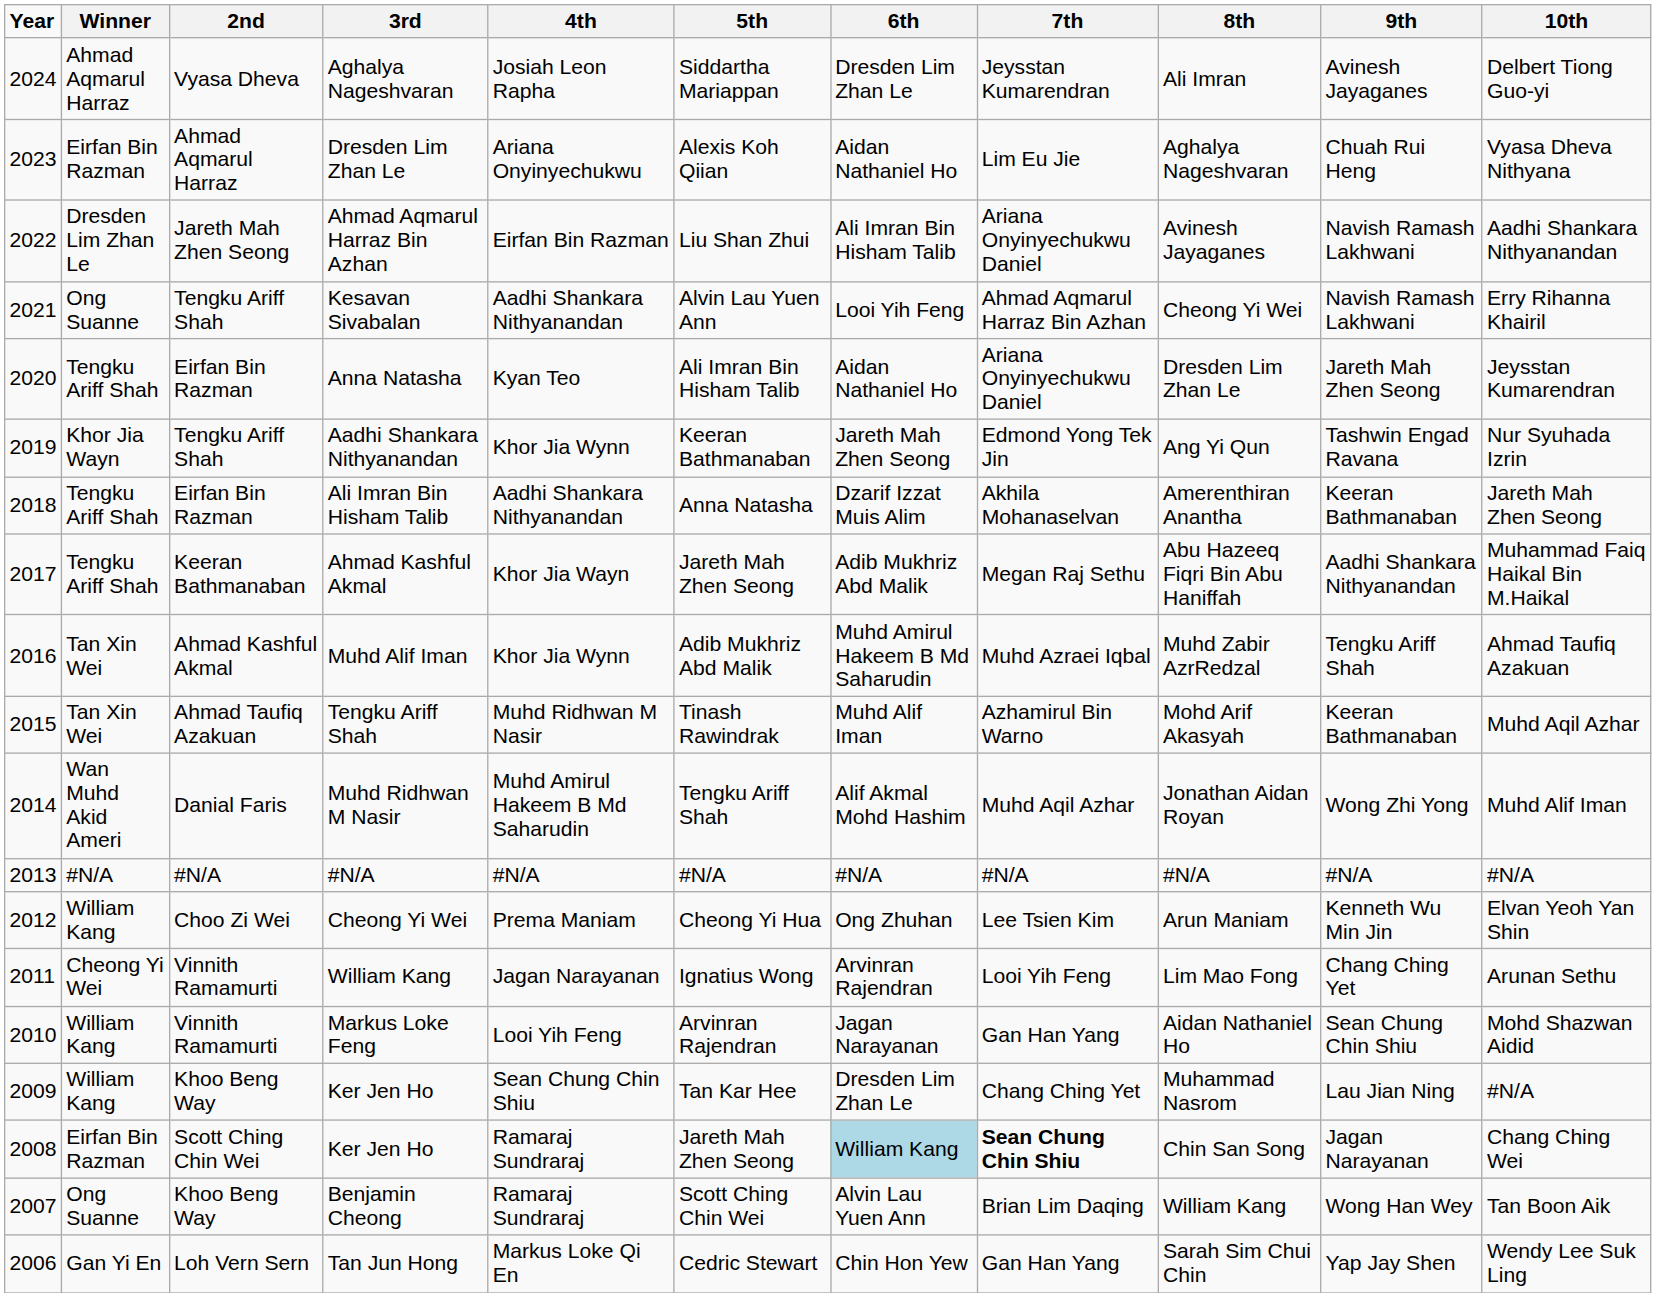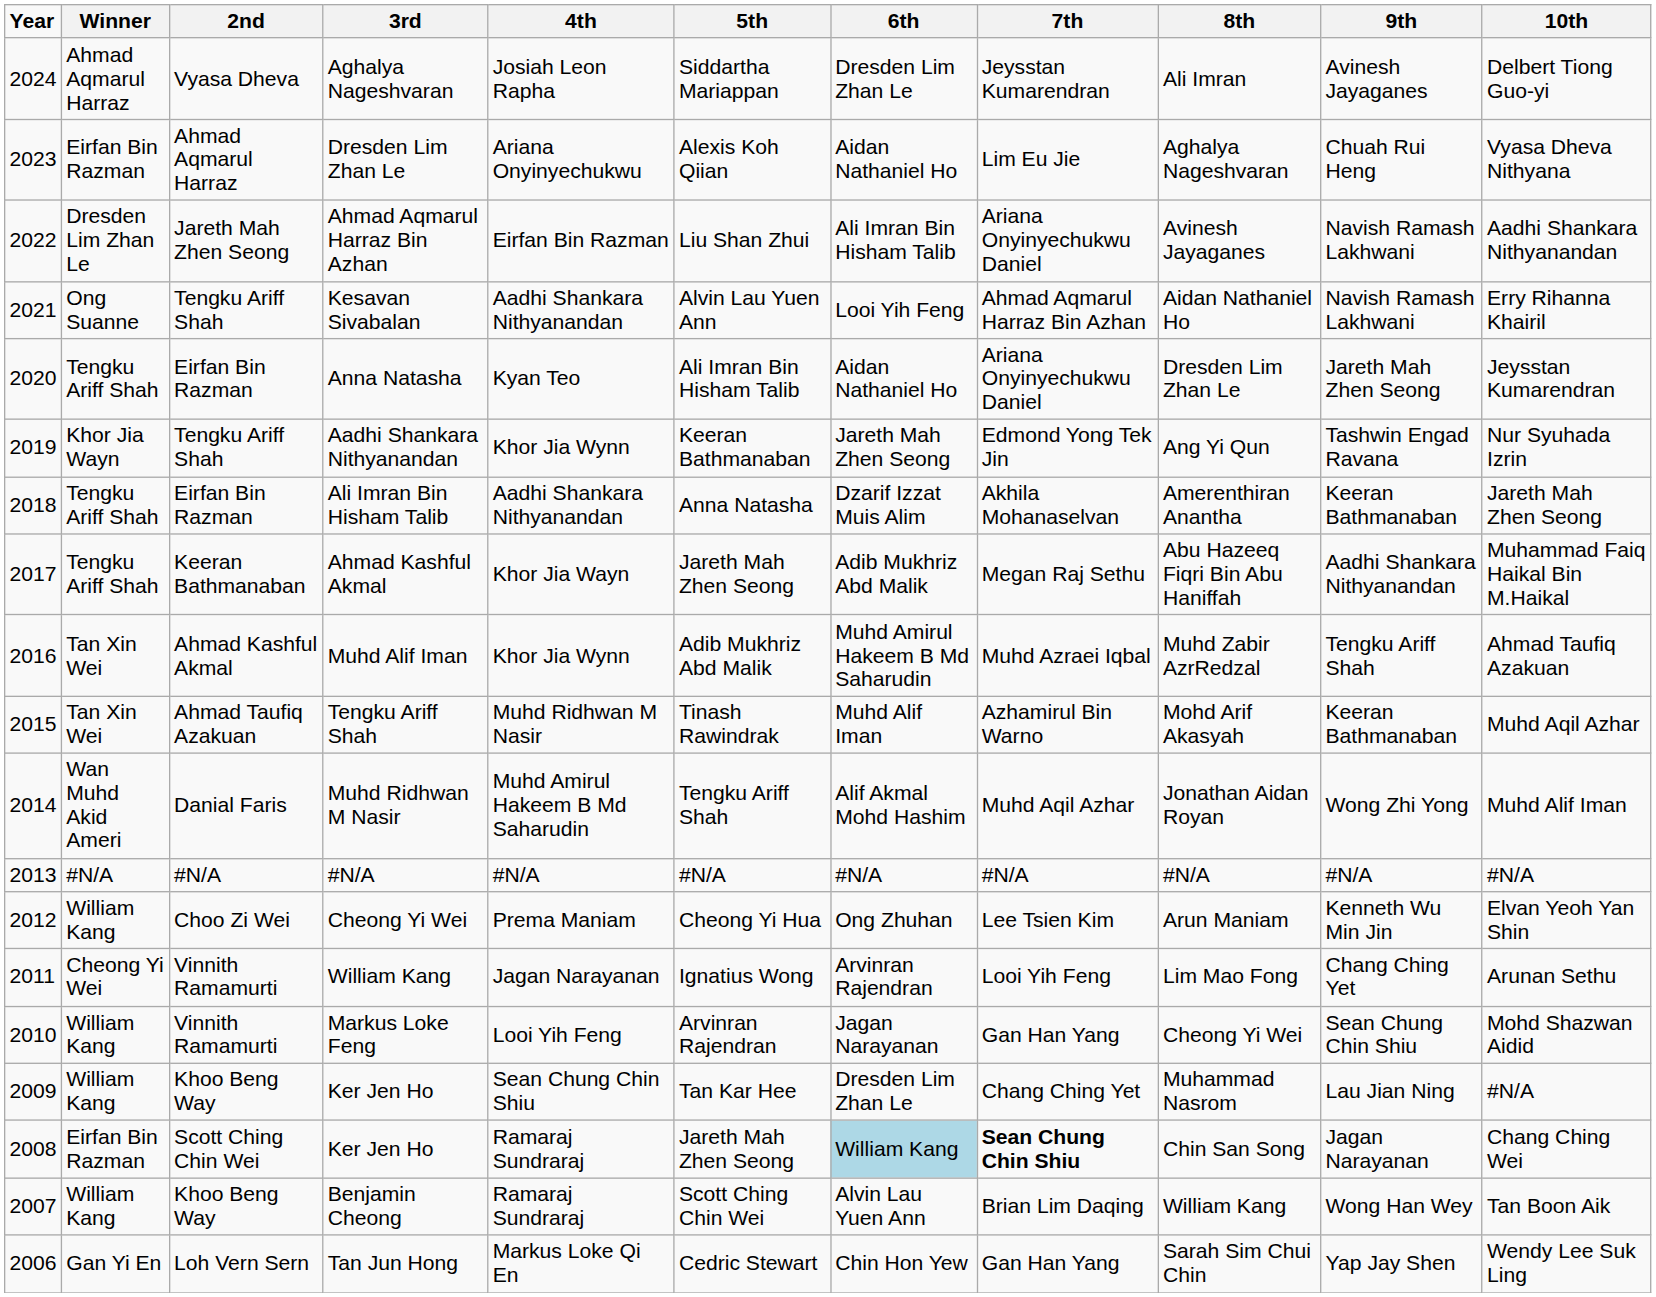(1233, 309) Cheong Yi Wei -> (1237, 309) Aidan Nathaniel Ho
(1237, 1034) Aidan Nathaniel Ho -> (1233, 1034) Cheong Yi Wei
(103, 1206) Ong Suanne -> (100, 1206) William Kang
